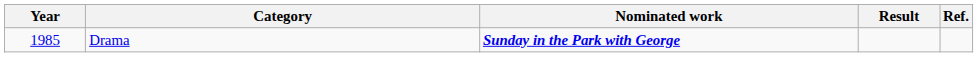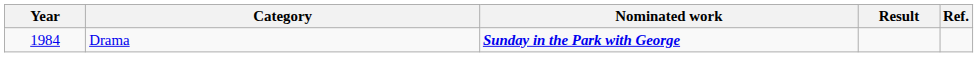(45, 39) 1985 -> (45, 39) 1984
